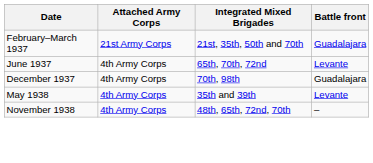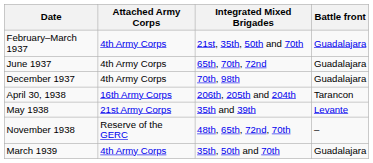(136, 43) 21st Army Corps -> (133, 43) 4th Army Corps
(331, 64) Levante -> (340, 64) Guadalajara
+ row: (36, 94)
(133, 94) 4th Army Corps -> (136, 109) 21st Army Corps
(133, 109) 4th Army Corps -> (131, 130) Reserve of the GERC
+ row: (32, 151)
